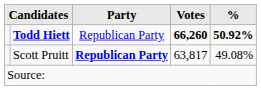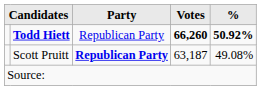(191, 55) 63,817 -> (191, 55) 63,187
